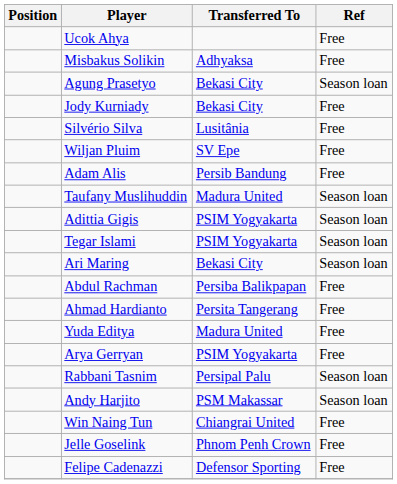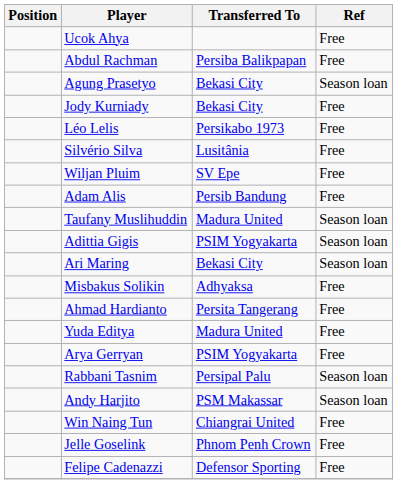rows swapped: (111, 286) <-> (114, 60)
+ row: (91, 128)
- row: (100, 241)
